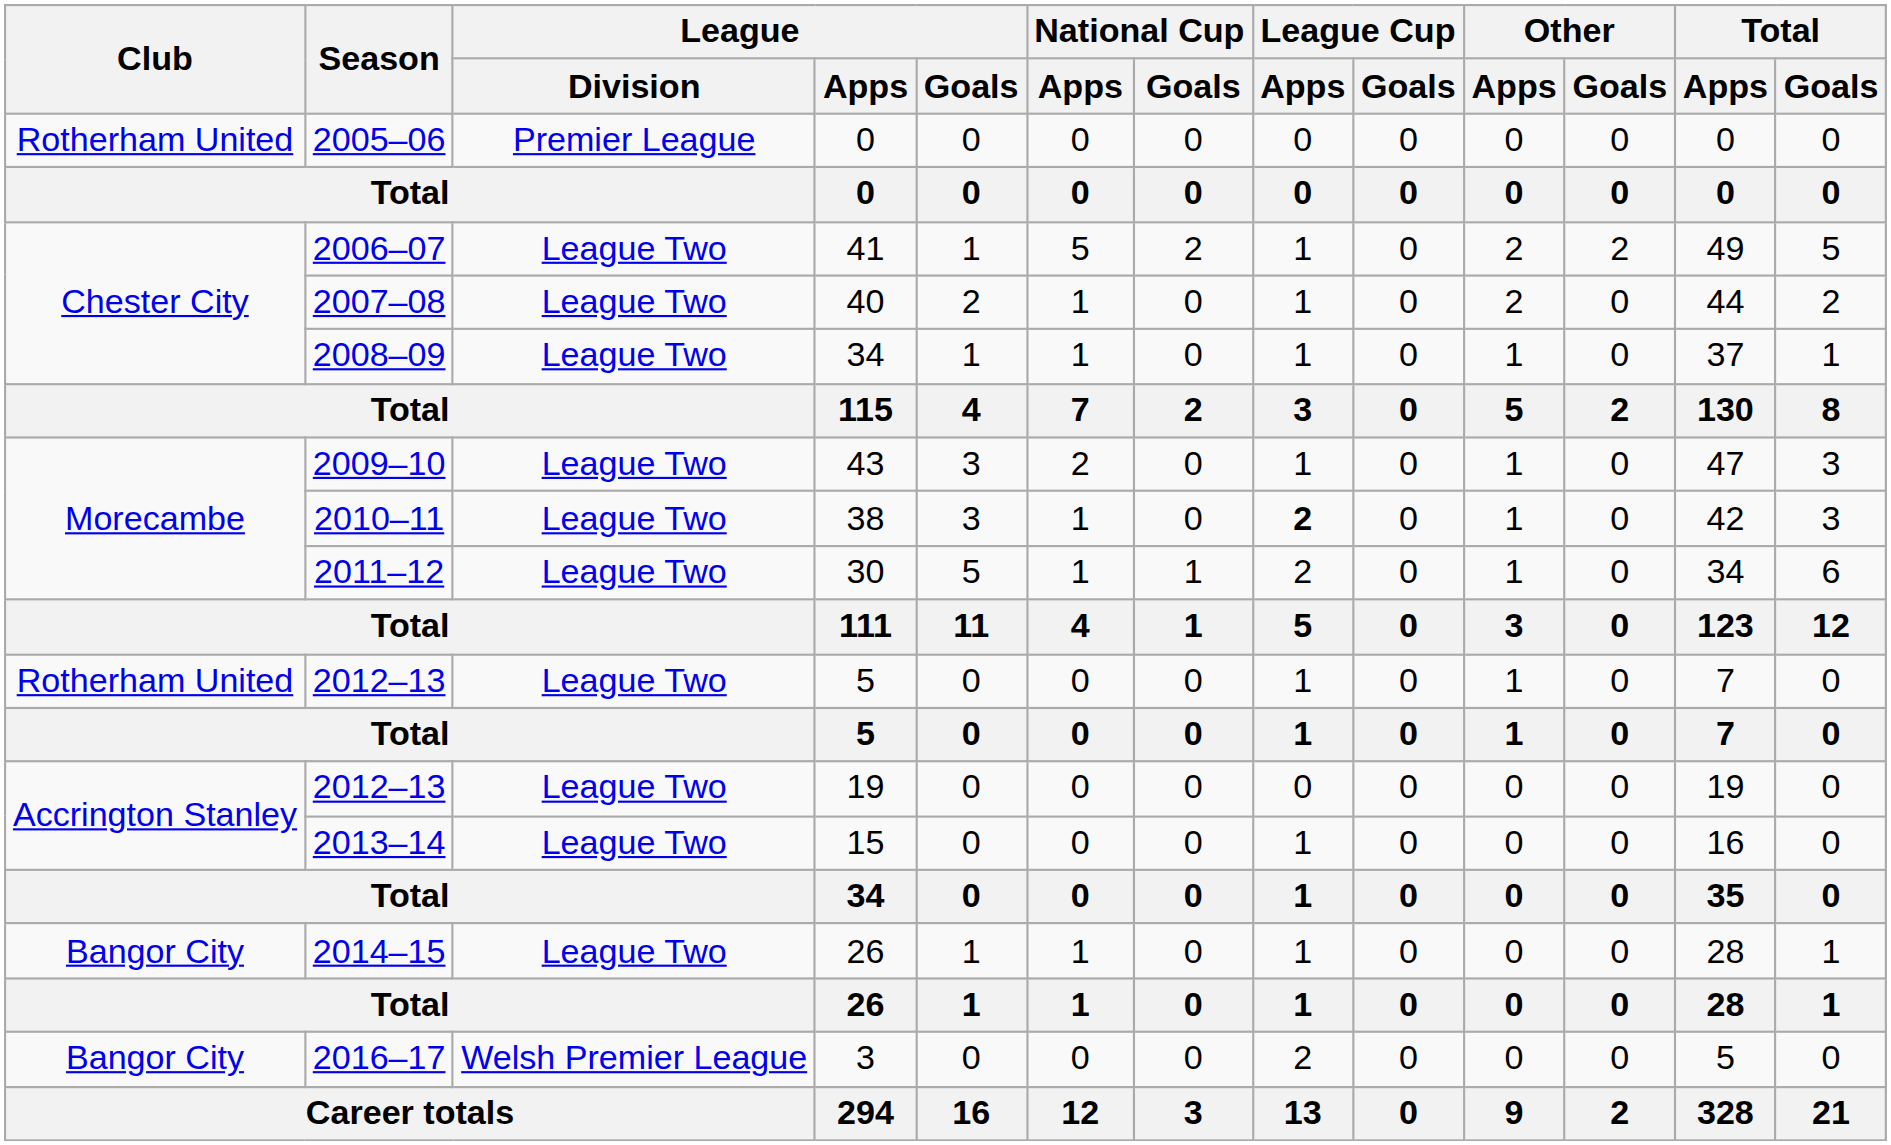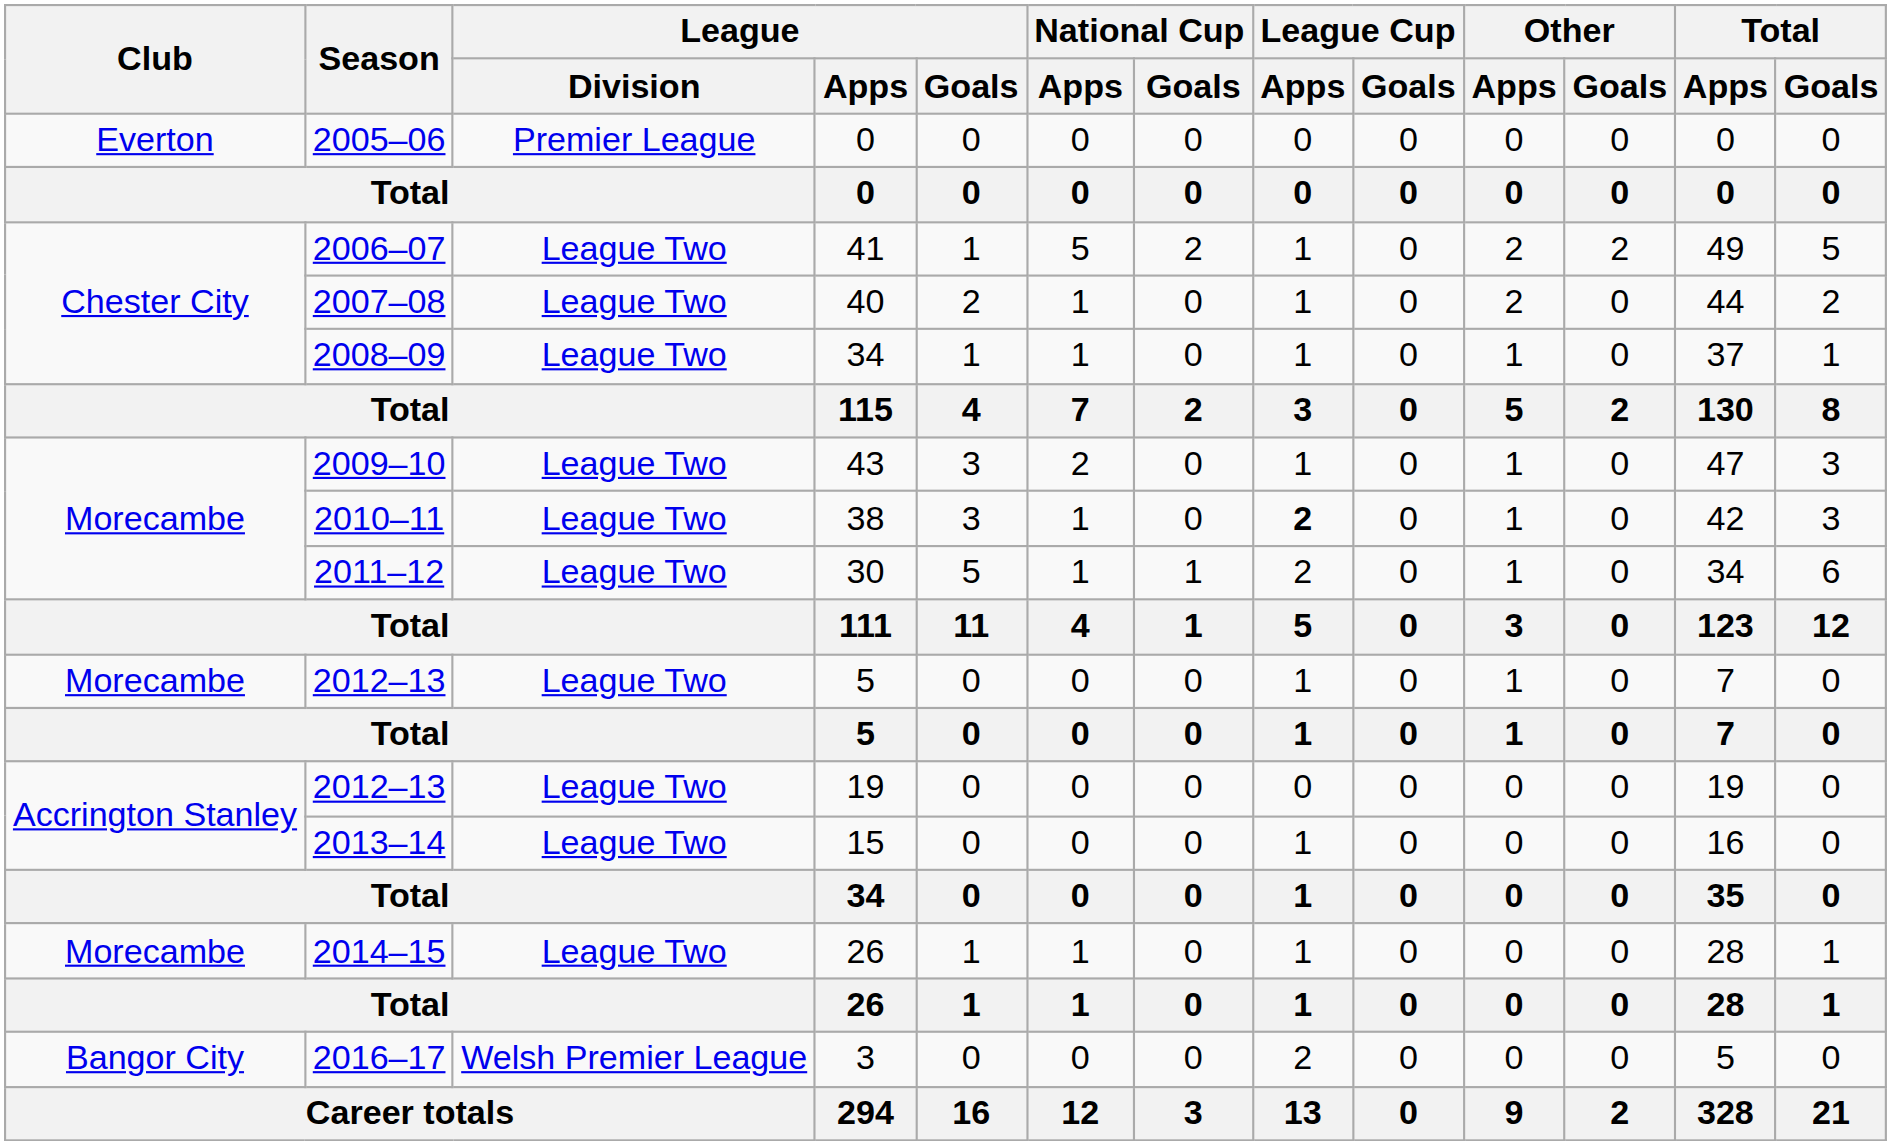(155, 139) Rotherham United -> (155, 139) Everton
(155, 680) Rotherham United -> (155, 680) Morecambe
(155, 950) Bangor City -> (155, 950) Morecambe
